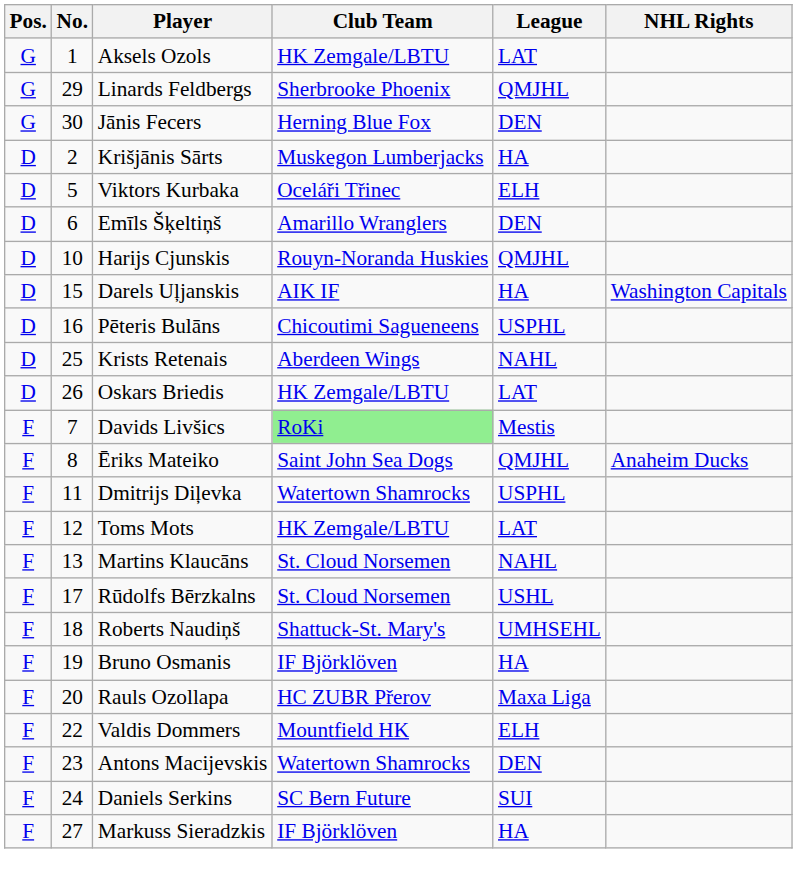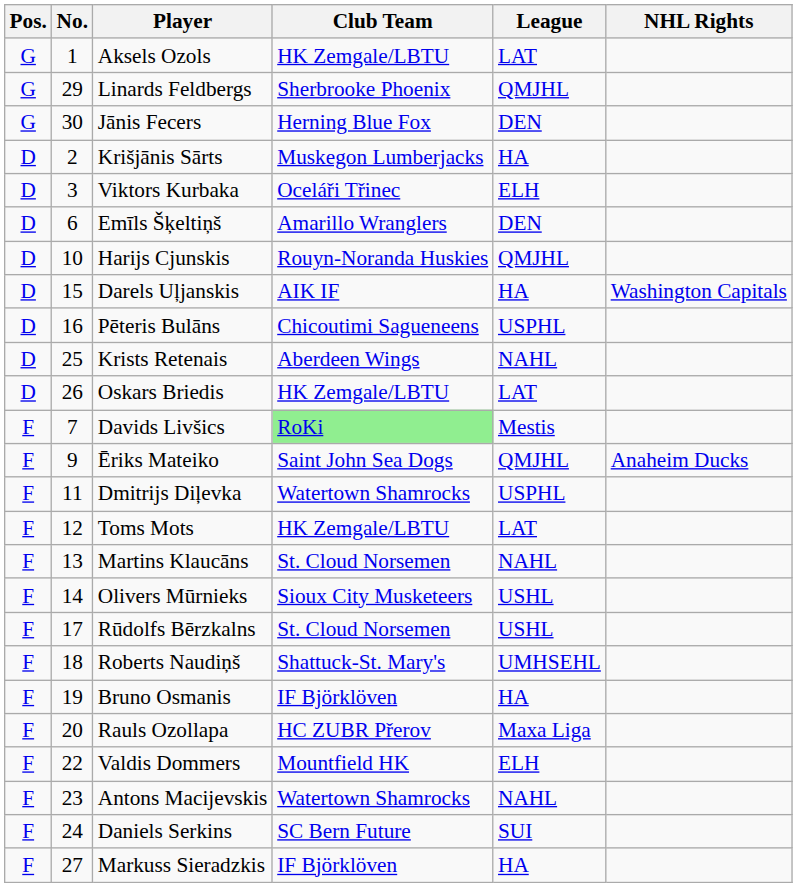(72, 190) 5 -> (72, 190) 3
(72, 460) 8 -> (72, 460) 9
+ row: (173, 595)
(520, 763) DEN -> (528, 797) NAHL
